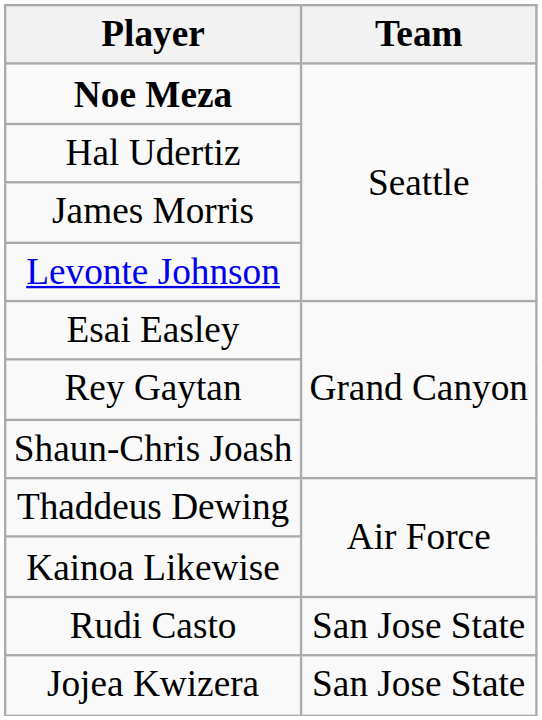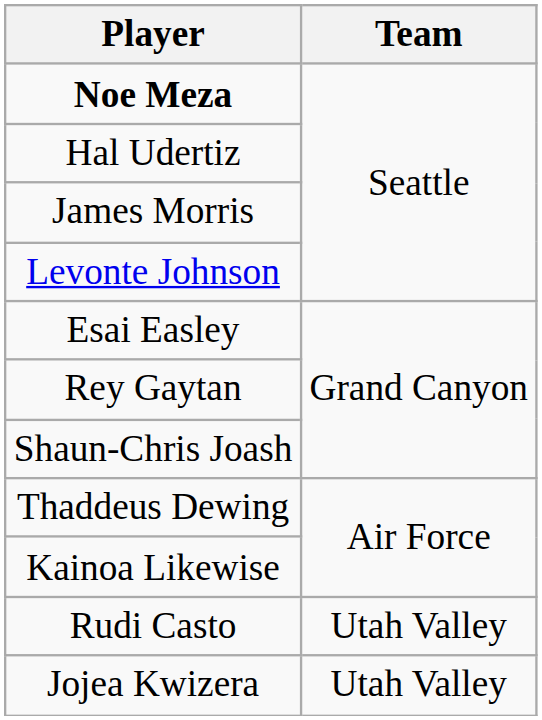(419, 625) San Jose State -> (419, 625) Utah Valley
(419, 684) San Jose State -> (419, 684) Utah Valley
